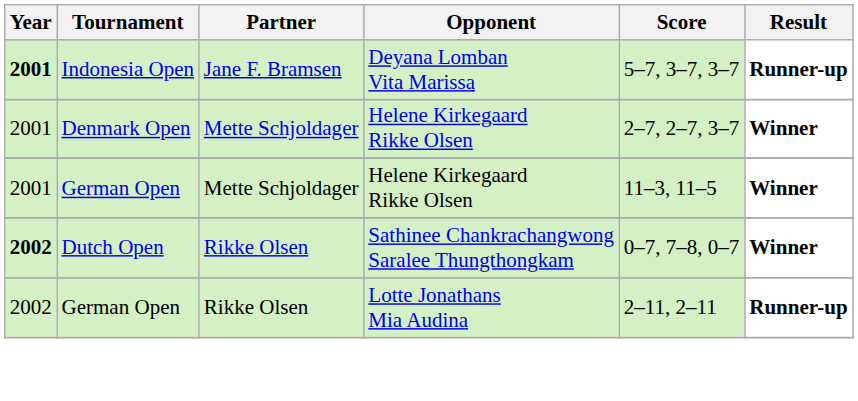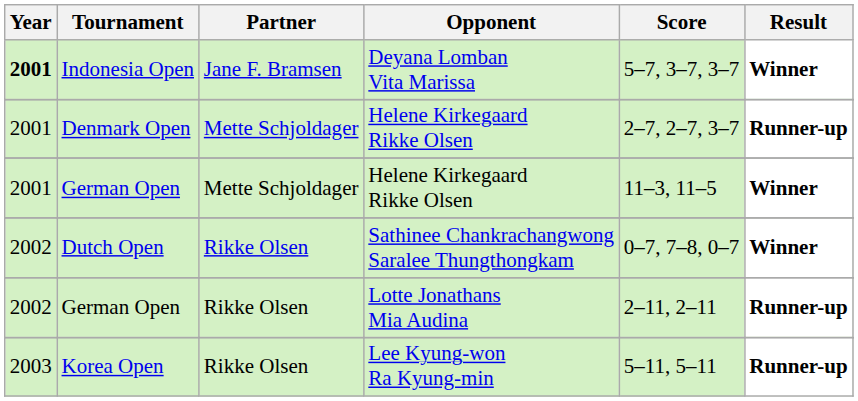(798, 69) Runner-up -> (783, 69) Winner
(783, 128) Winner -> (798, 128) Runner-up
(31, 247) bold -> (31, 247) normal
+ row: (113, 366)
